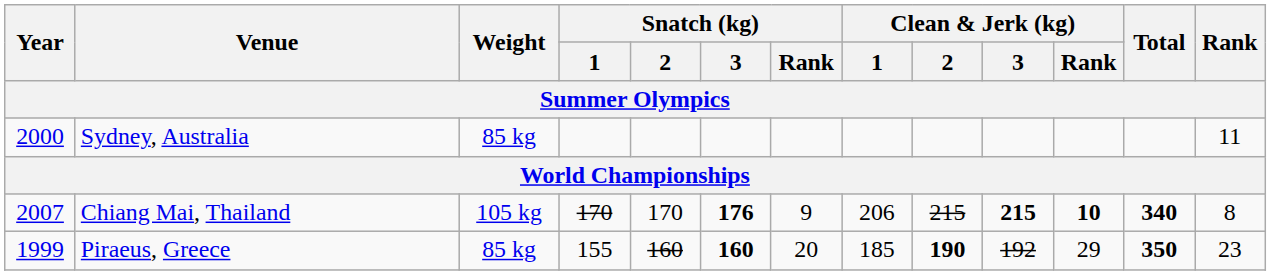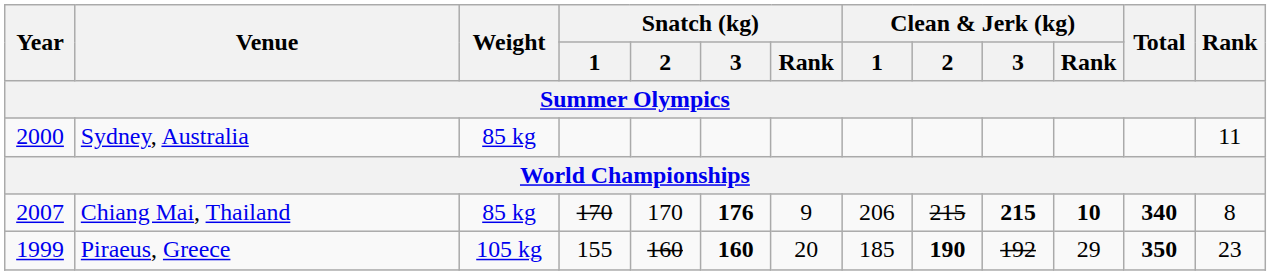(509, 212) 105 kg -> (509, 212) 85 kg
(509, 250) 85 kg -> (509, 250) 105 kg
